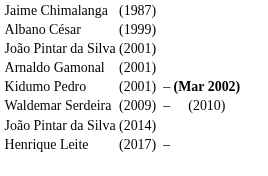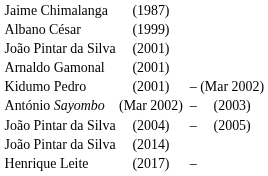(207, 87) bold -> (232, 87) normal
+ row: (55, 106)
+ row: (60, 125)
- row: (58, 106)
